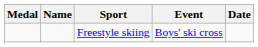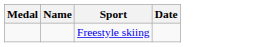- column: (189, 14)
